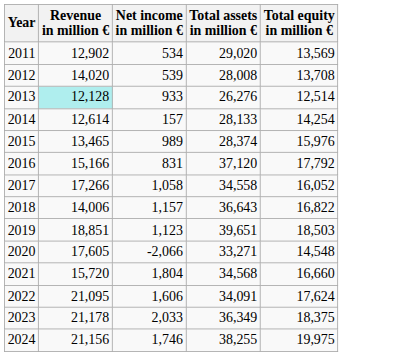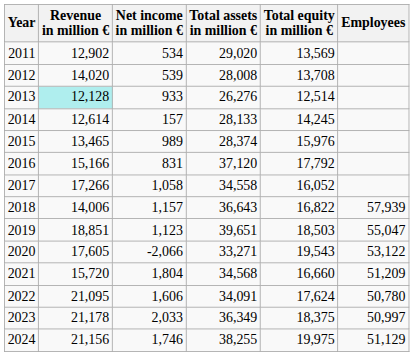+ column: (373, 23)
(316, 119) 14,254 -> (316, 119) 14,245
(316, 251) 14,548 -> (316, 251) 19,543
